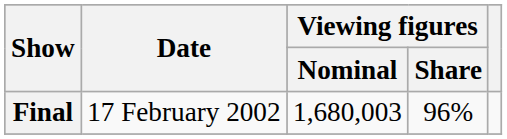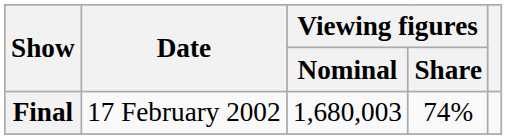(448, 112) 96% -> (448, 112) 74%
